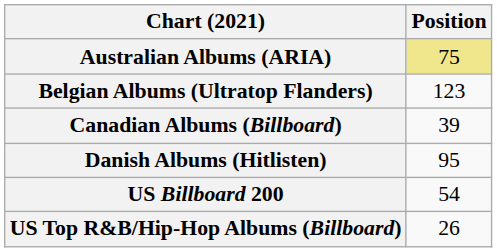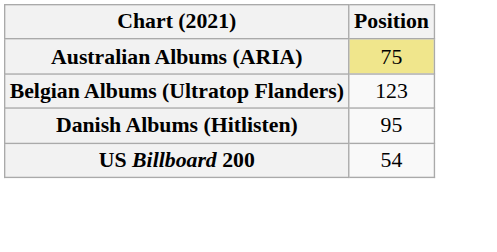- row: (206, 125)
- row: (206, 228)
